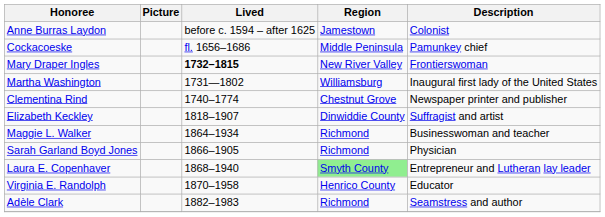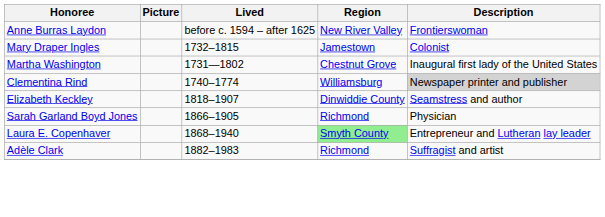(348, 30) Jamestown -> (361, 30) New River Valley
(429, 30) Colonist -> (449, 30) Frontierswoman
- row: (40, 47)
(212, 64) bold -> (212, 47) normal
(361, 64) New River Valley -> (348, 47) Jamestown
(449, 64) Frontierswoman -> (429, 47) Colonist
(351, 82) Williamsburg -> (358, 64) Chestnut Grove
(358, 99) Chestnut Grove -> (351, 82) Williamsburg
(488, 99) no background -> (488, 82) lightgrey background
(457, 116) Suffragist and artist -> (466, 99) Seamstress and author
- row: (49, 133)
- row: (56, 185)
(466, 202) Seamstress and author -> (457, 151) Suffragist and artist
